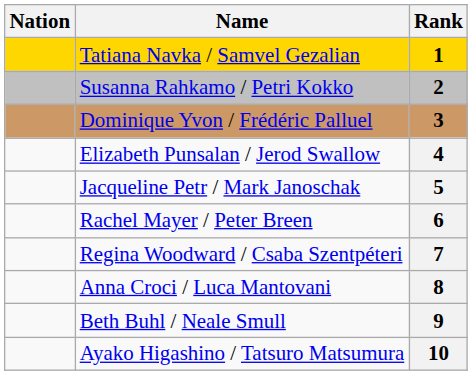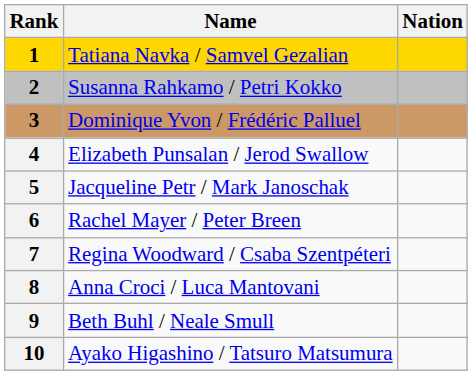columns swapped: (438, 21) <-> (40, 21)
